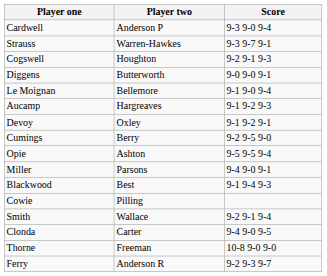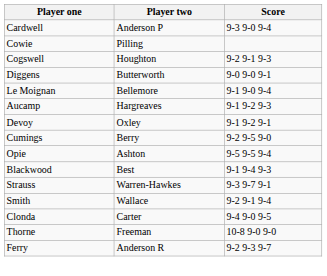rows swapped: (20, 201) <-> (21, 43)
- row: (19, 169)
